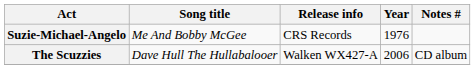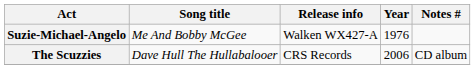(318, 34) CRS Records -> (331, 34) Walken WX427-A
(331, 54) Walken WX427-A -> (318, 54) CRS Records
